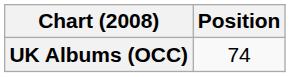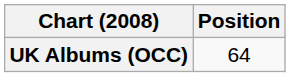(239, 54) 74 -> (239, 54) 64
